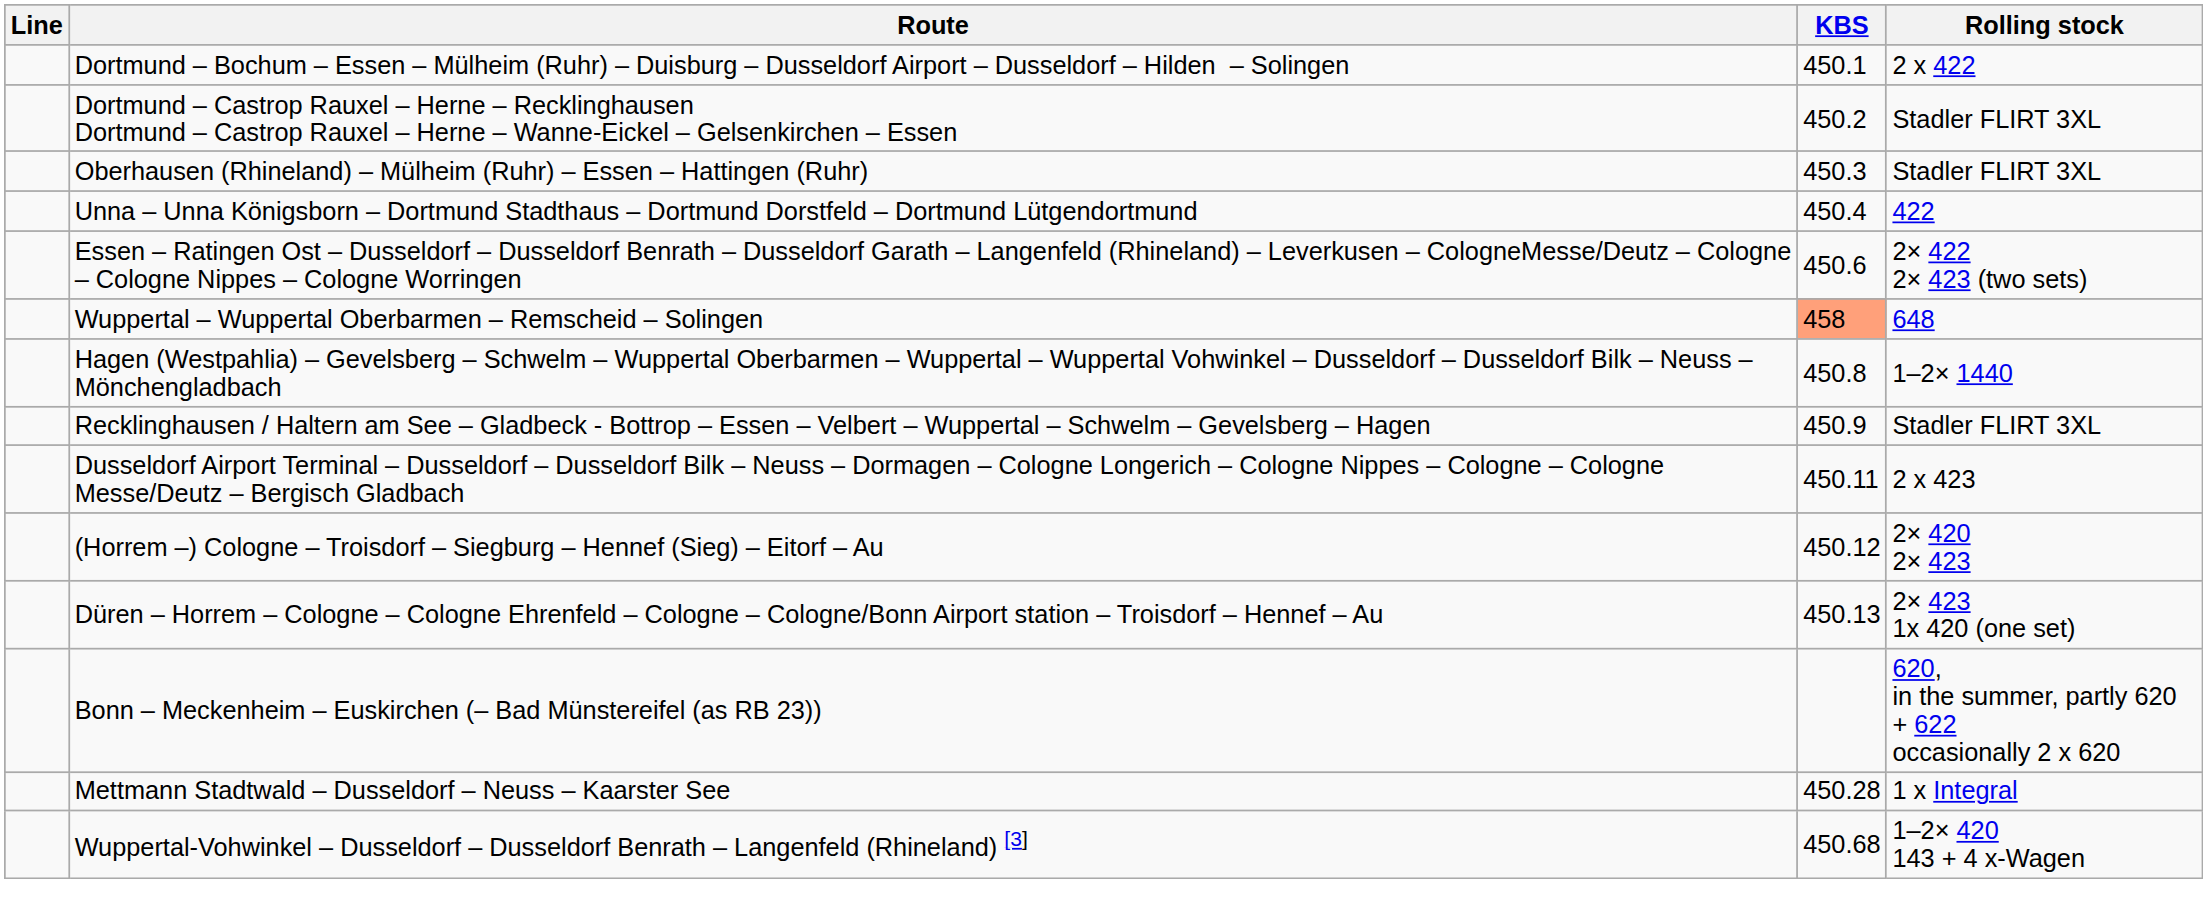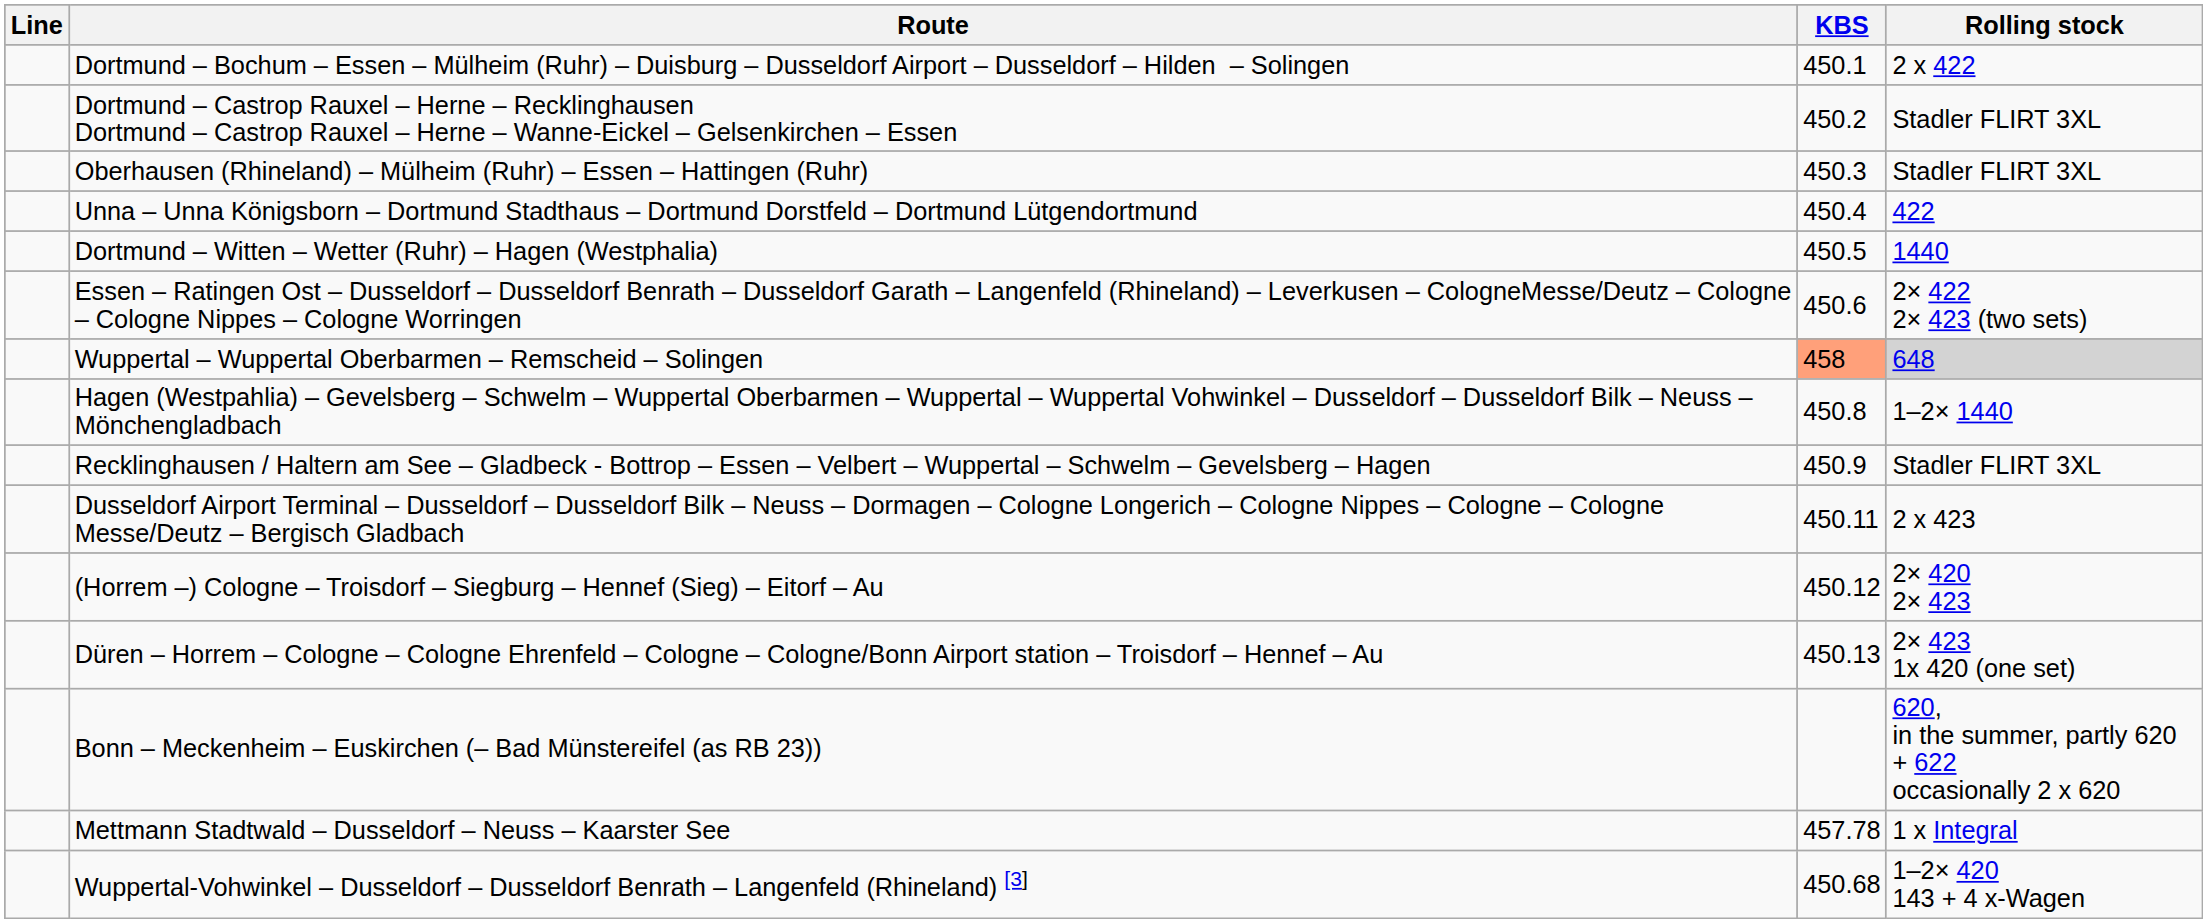+ row: (396, 251)
(1914, 318) no background -> (1914, 358) lightgrey background
(1842, 791) 450.28 -> (1842, 831) 457.78
